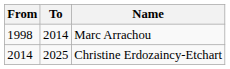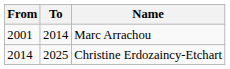(20, 34) 1998 -> (20, 34) 2001
